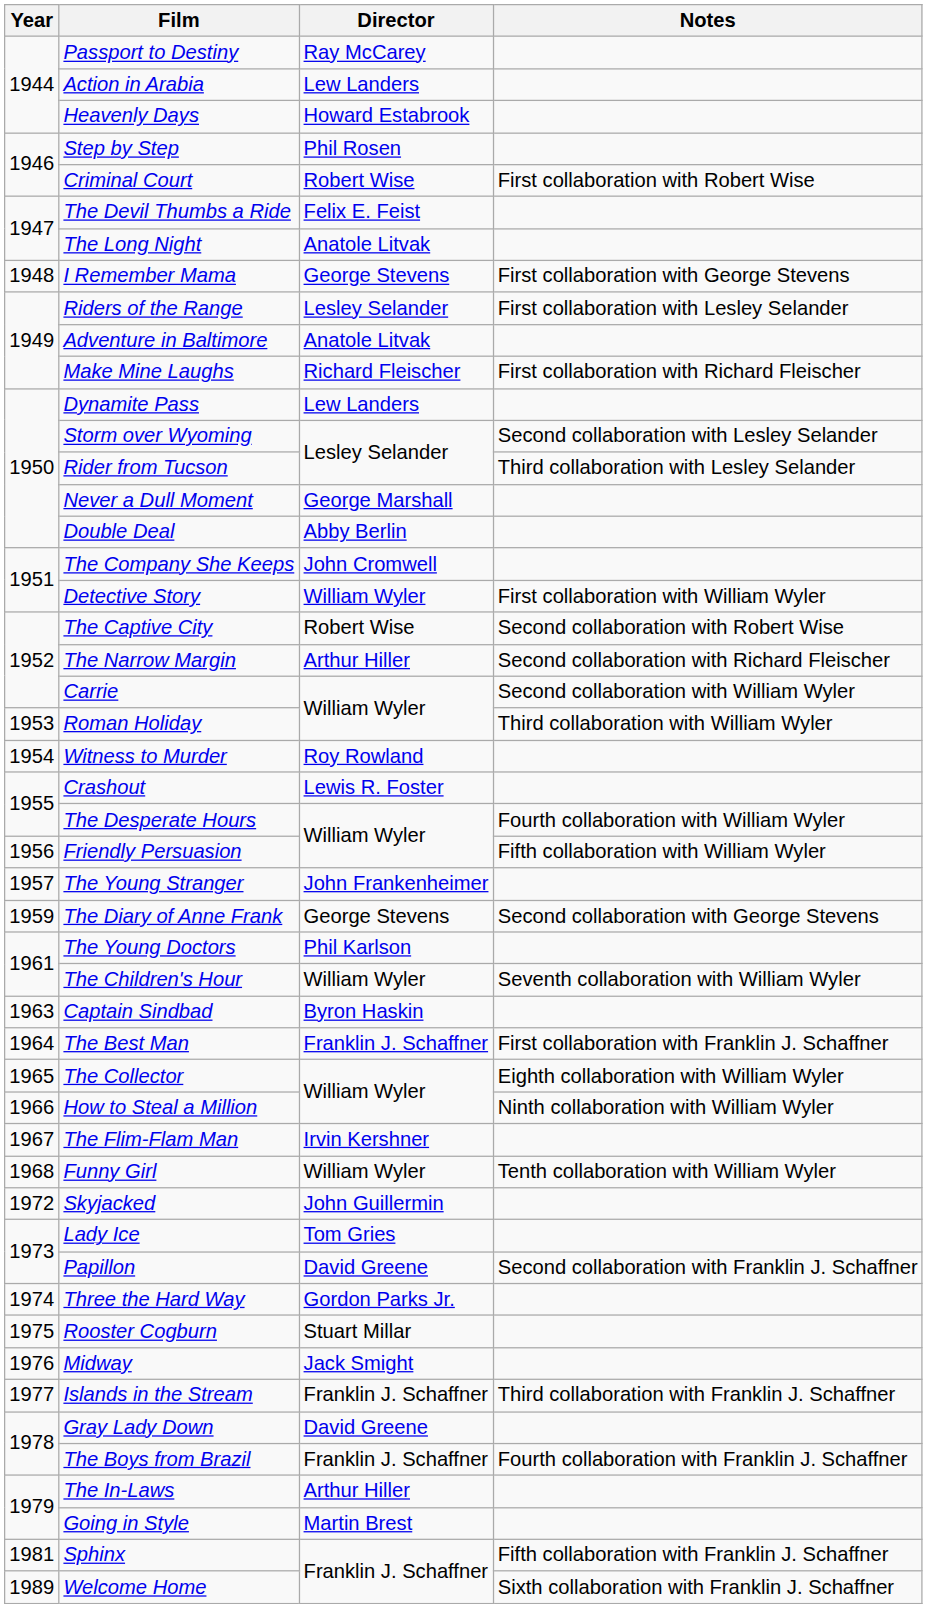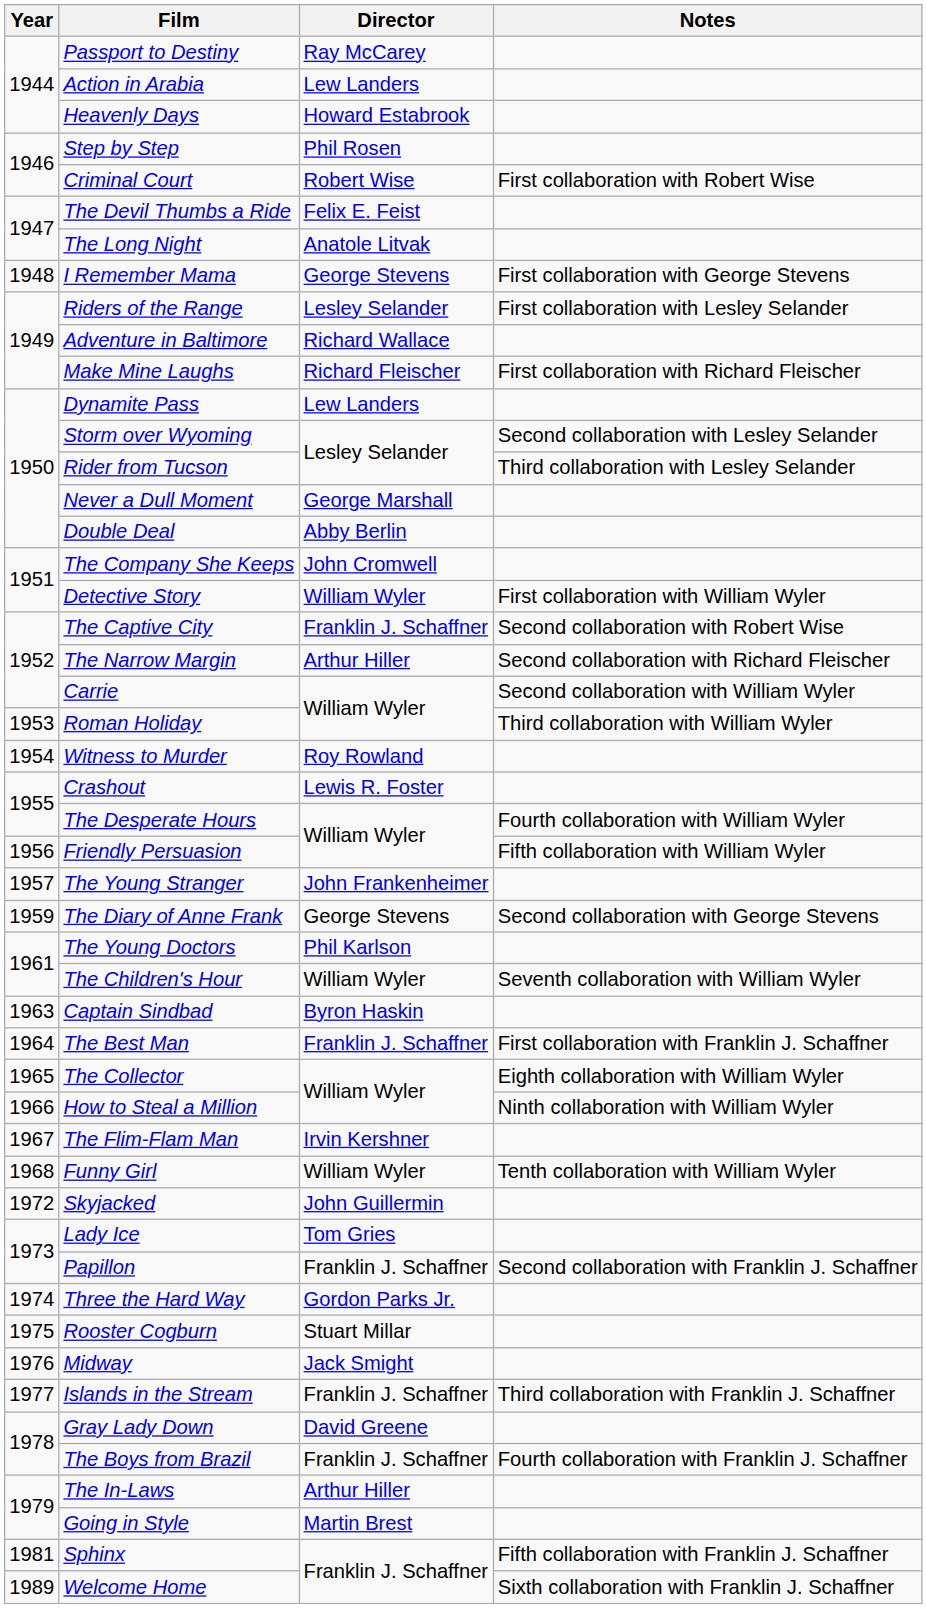(367, 340) Anatole Litvak -> (377, 340) Richard Wallace
(359, 627) Robert Wise -> (396, 627) Franklin J. Schaffner
(366, 1267) David Greene -> (396, 1267) Franklin J. Schaffner
